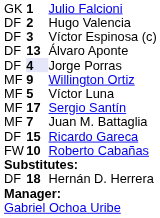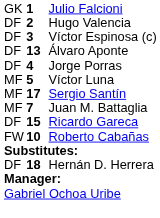(30, 65) lavender background -> (30, 65) no background
- row: (92, 79)
